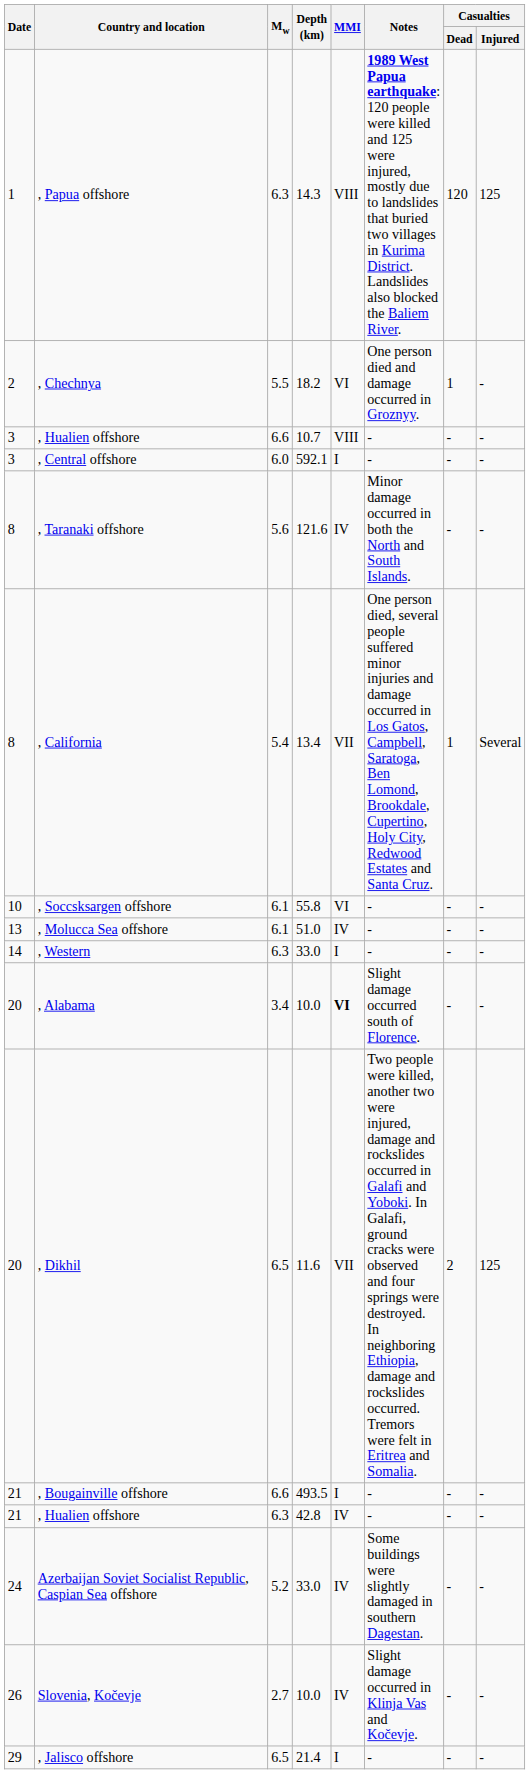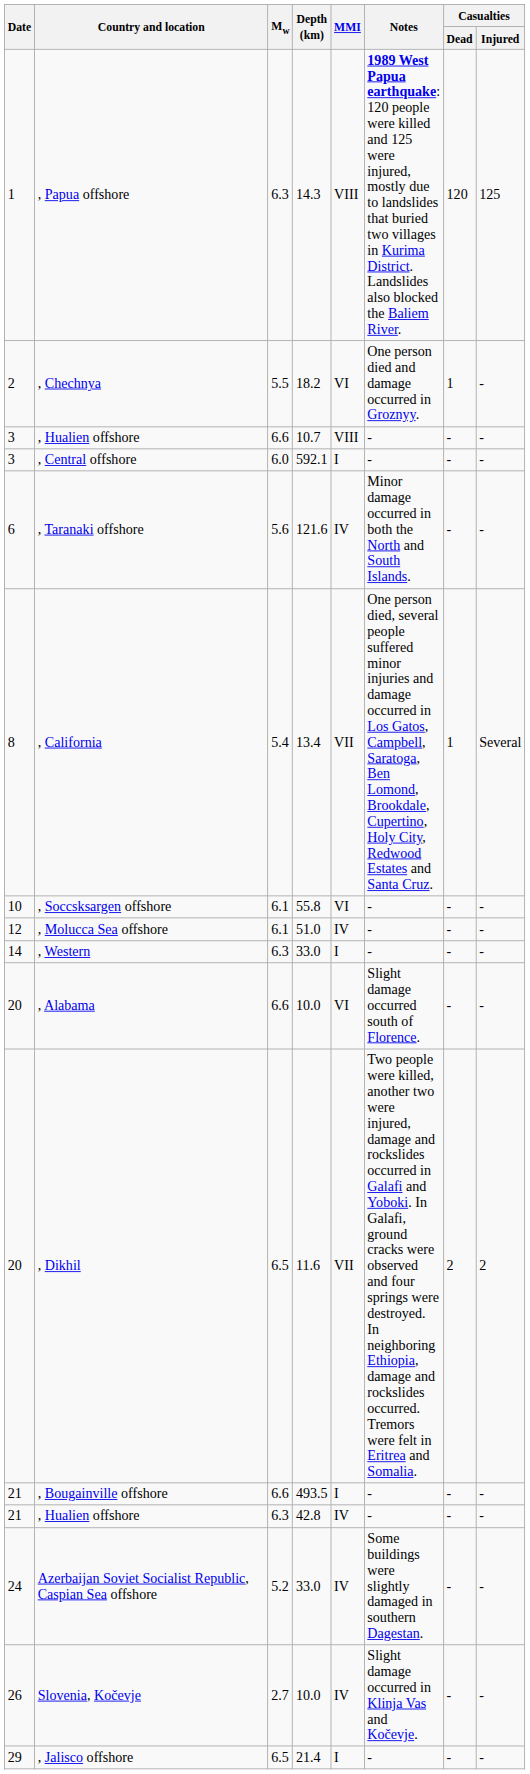(11, 529) 8 -> (11, 529) 6
(15, 929) 13 -> (15, 929) 12
(280, 1005) 3.4 -> (280, 1005) 6.6
(342, 1005) bold -> (342, 1005) normal
(490, 1265) 125 -> (483, 1265) 2
